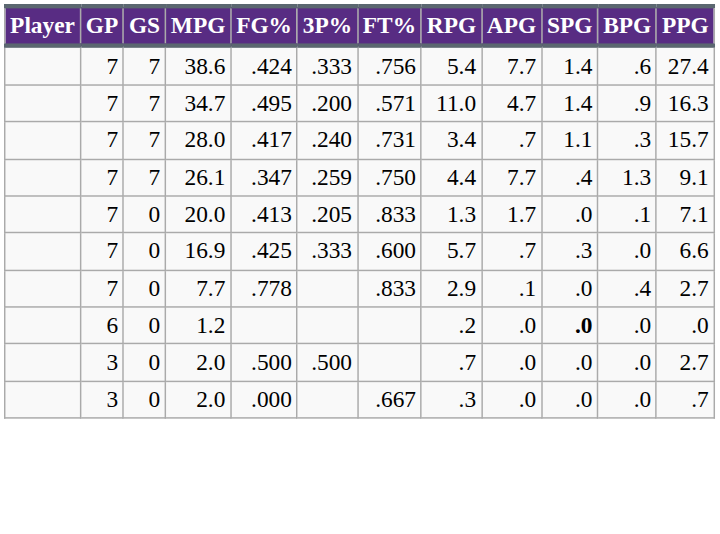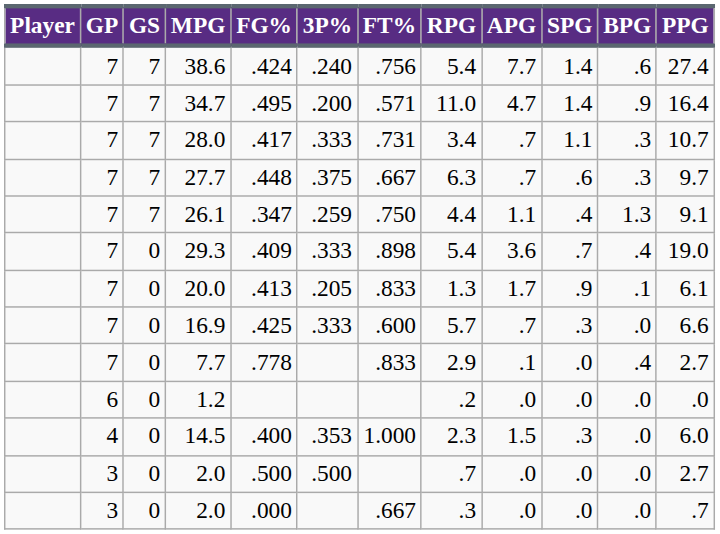(332, 65) .333 -> (332, 65) .240
(688, 102) 16.3 -> (688, 102) 16.4
(332, 140) .240 -> (332, 140) .333
(688, 140) 15.7 -> (688, 140) 10.7
+ row: (112, 177)
(522, 177) 7.7 -> (522, 214) 1.1
+ row: (112, 251)
(584, 214) .0 -> (584, 288) .9
(694, 214) 7.1 -> (694, 288) 6.1
(584, 325) bold -> (584, 399) normal
+ row: (112, 436)
